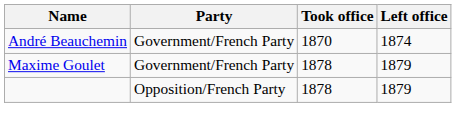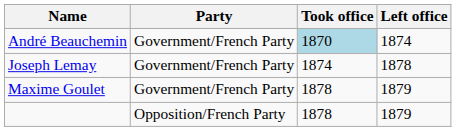(316, 41) no background -> (316, 41) lightblue background
+ row: (52, 65)
